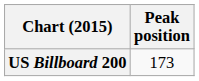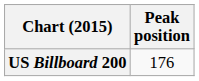(162, 62) 173 -> (162, 62) 176
